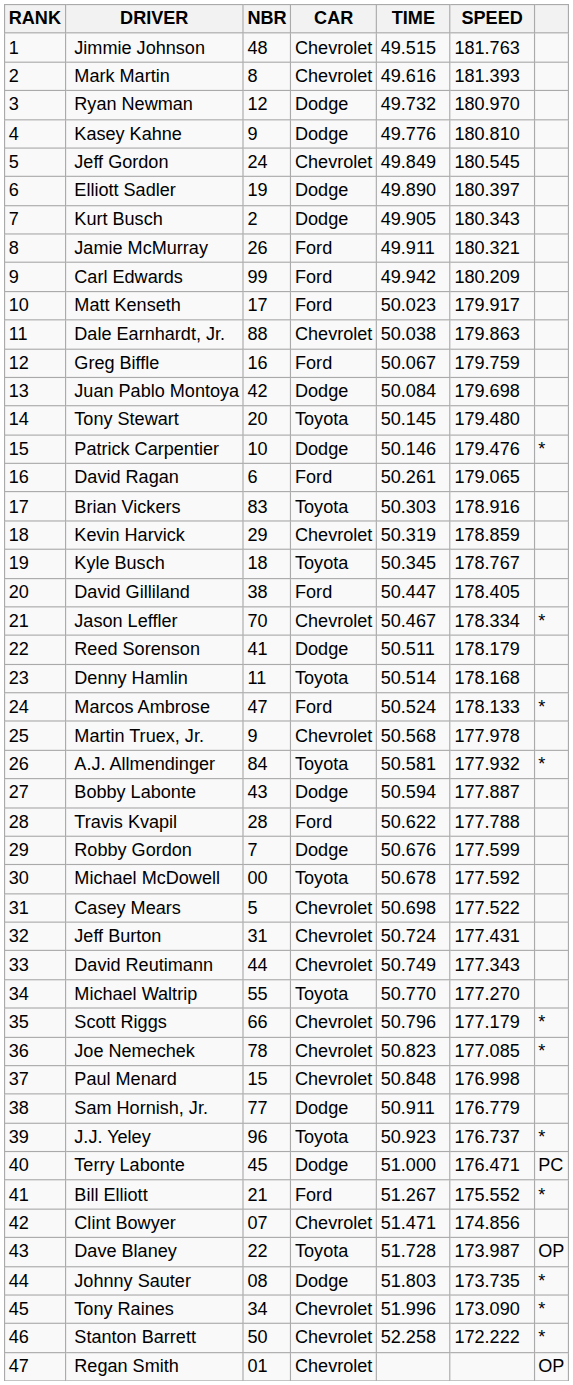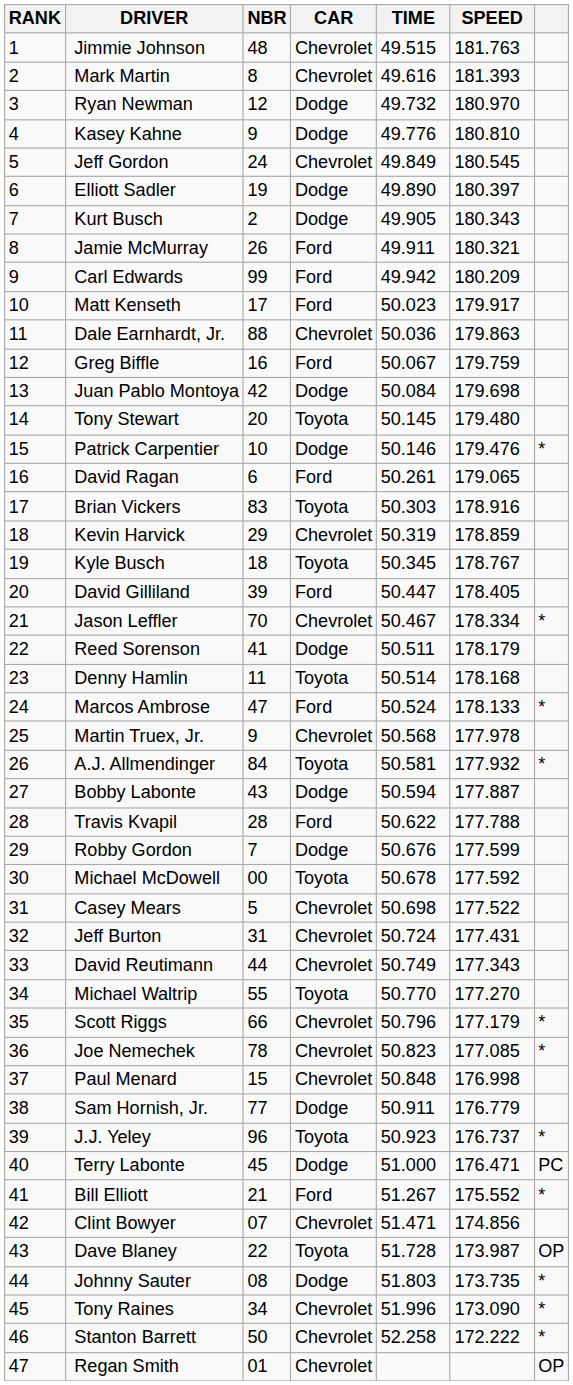(413, 334) 50.038 -> (413, 334) 50.036
(258, 592) 38 -> (258, 592) 39
